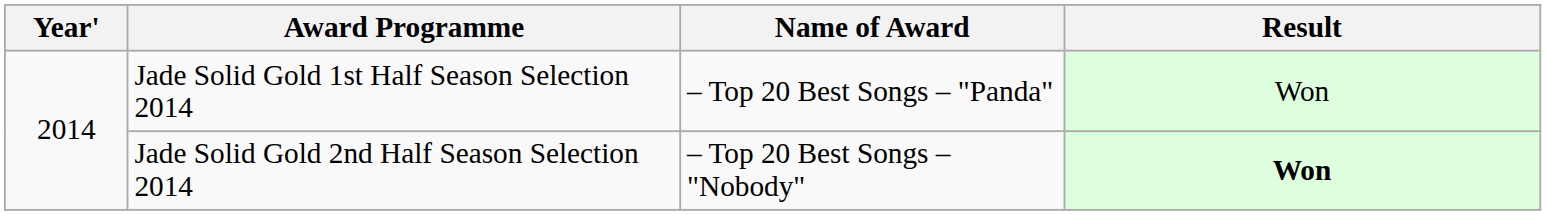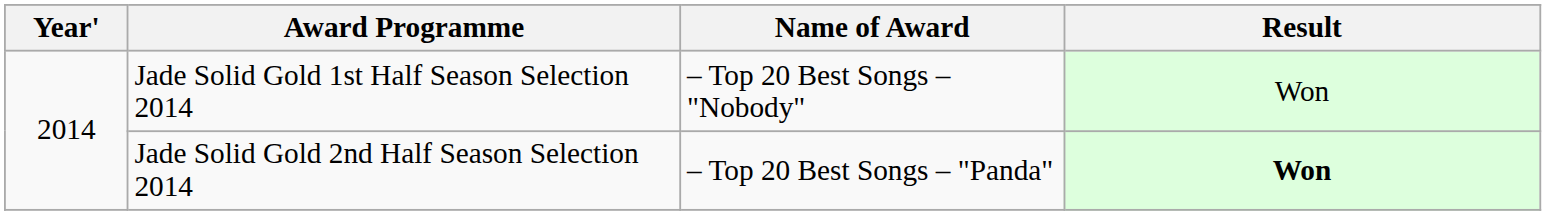(870, 90) – Top 20 Best Songs – "Panda" -> (819, 90) – Top 20 Best Songs – "Nobody"
(819, 170) – Top 20 Best Songs – "Nobody" -> (870, 170) – Top 20 Best Songs – "Panda"
